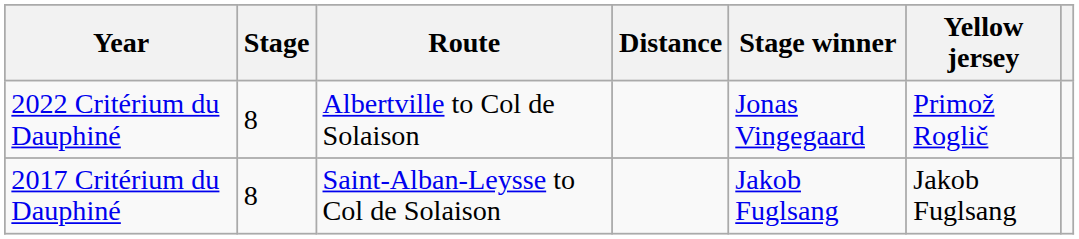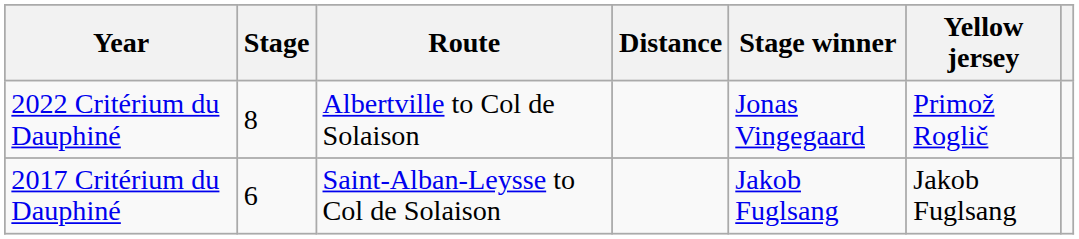(251, 195) 8 -> (251, 195) 6
